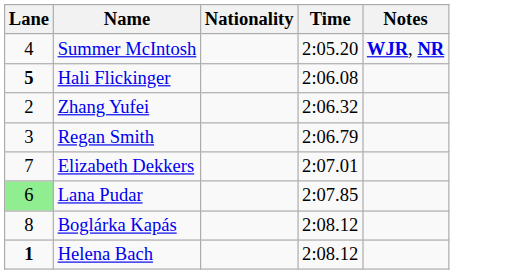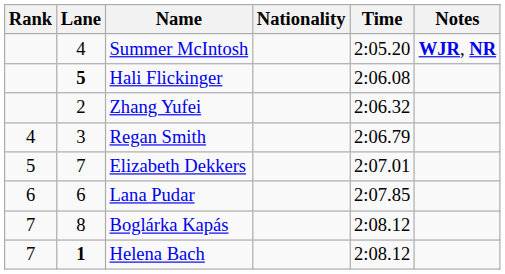+ column: (31, 19)
(29, 195) lightgreen background -> (81, 195) no background
